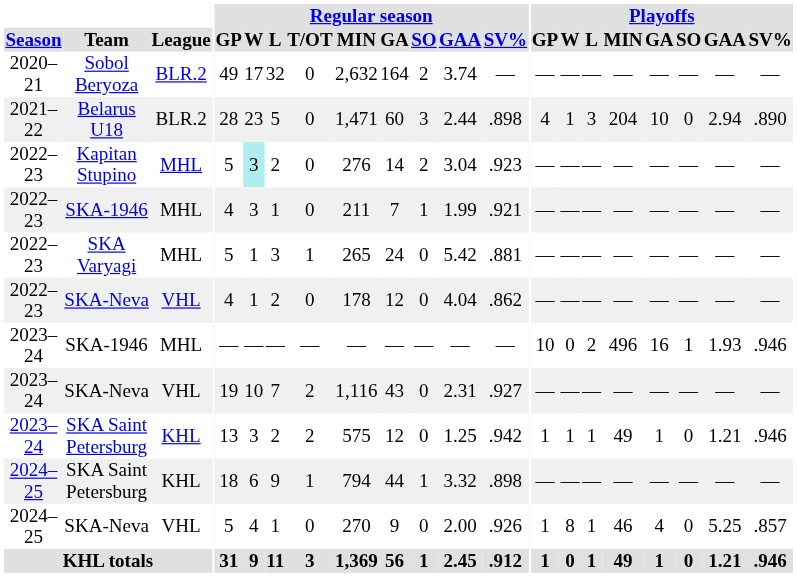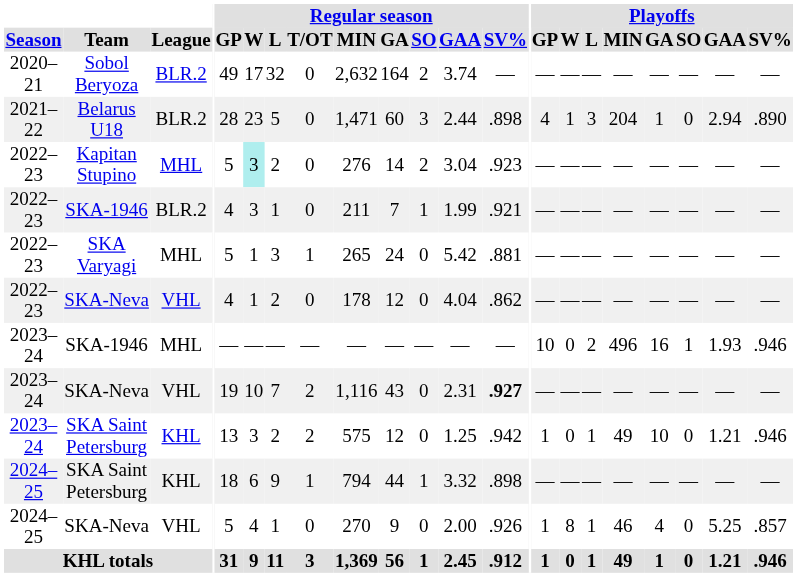(659, 119) 10 -> (659, 119) 1
(181, 209) MHL -> (181, 209) BLR.2
(505, 390) normal -> (505, 390) bold
(570, 435) 1 -> (570, 435) 0
(659, 435) 1 -> (659, 435) 10
